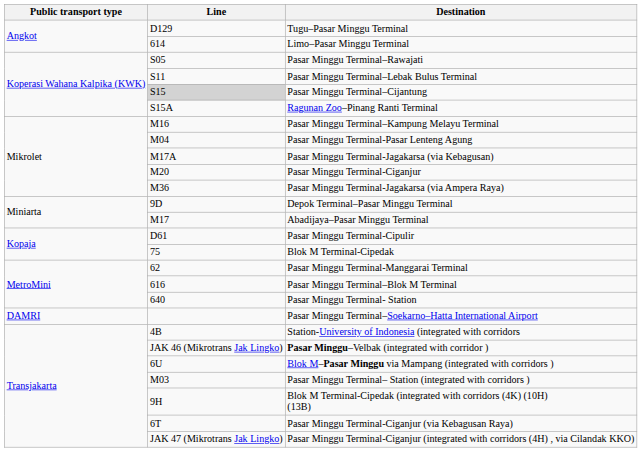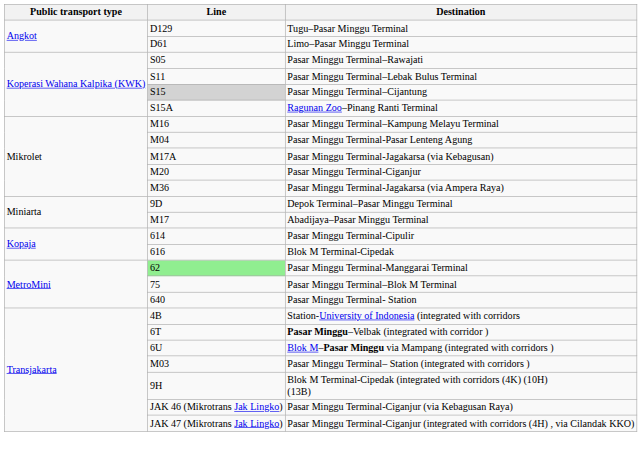(158, 44) 614 -> (159, 44) D61
(159, 236) D61 -> (158, 236) 614
(155, 252) 75 -> (158, 252) 616
(155, 268) no background -> (155, 268) lightgreen background
(158, 284) 616 -> (155, 284) 75
- row: (413, 316)
(216, 348) JAK 46 (Mikrotrans Jak Lingko) -> (156, 332) 6T
(156, 423) 6T -> (216, 407) JAK 46 (Mikrotrans Jak Lingko)
